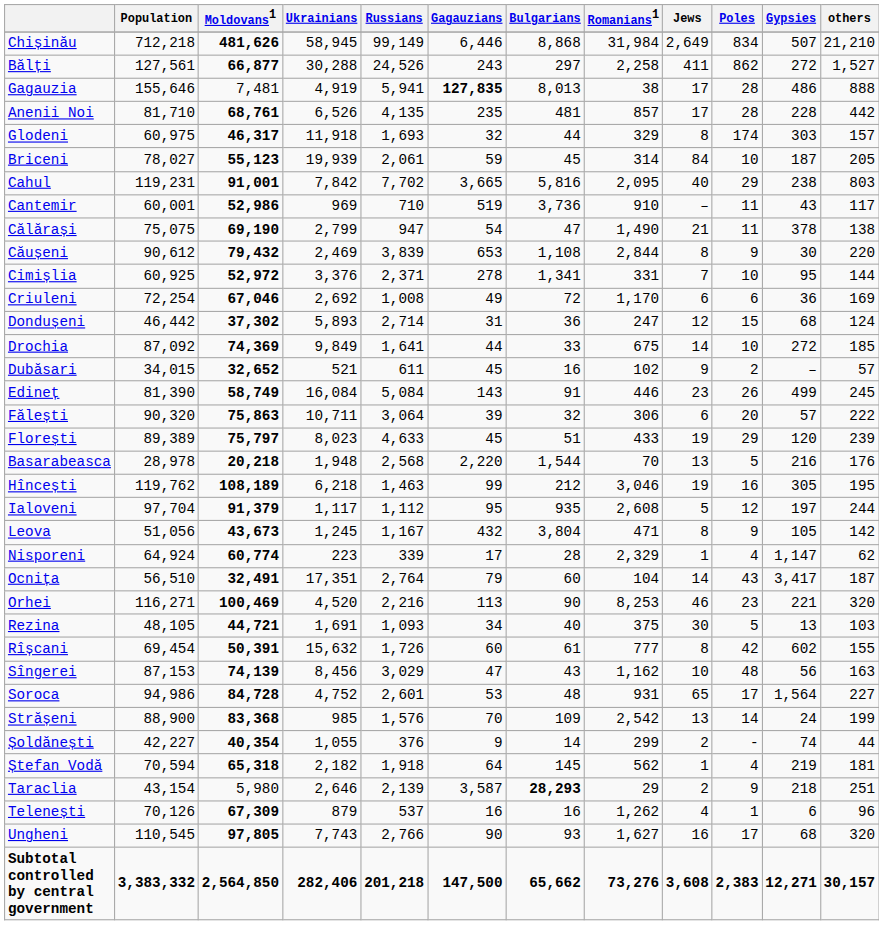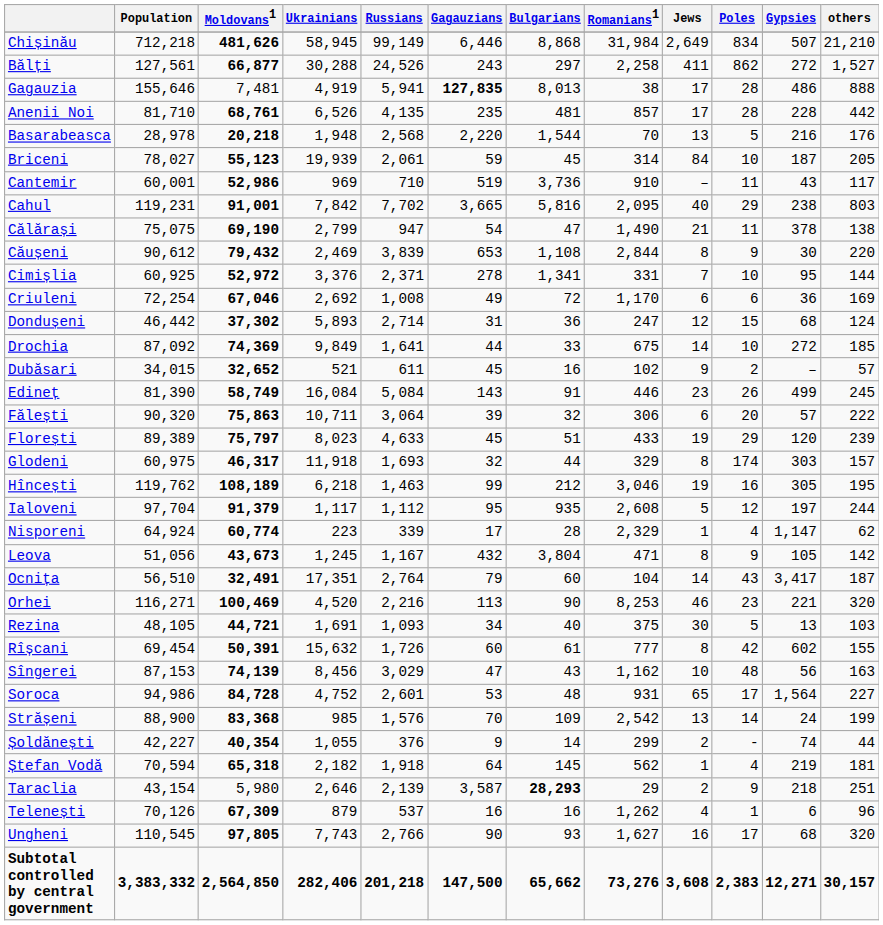rows swapped: (59, 463) <-> (38, 136)
rows swapped: (29, 183) <-> (42, 206)
rows swapped: (29, 533) <-> (47, 556)
